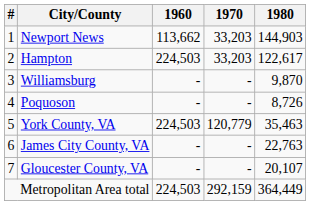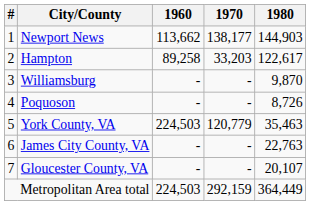(233, 37) 33,203 -> (229, 37) 138,177
(178, 59) 224,503 -> (182, 59) 89,258
